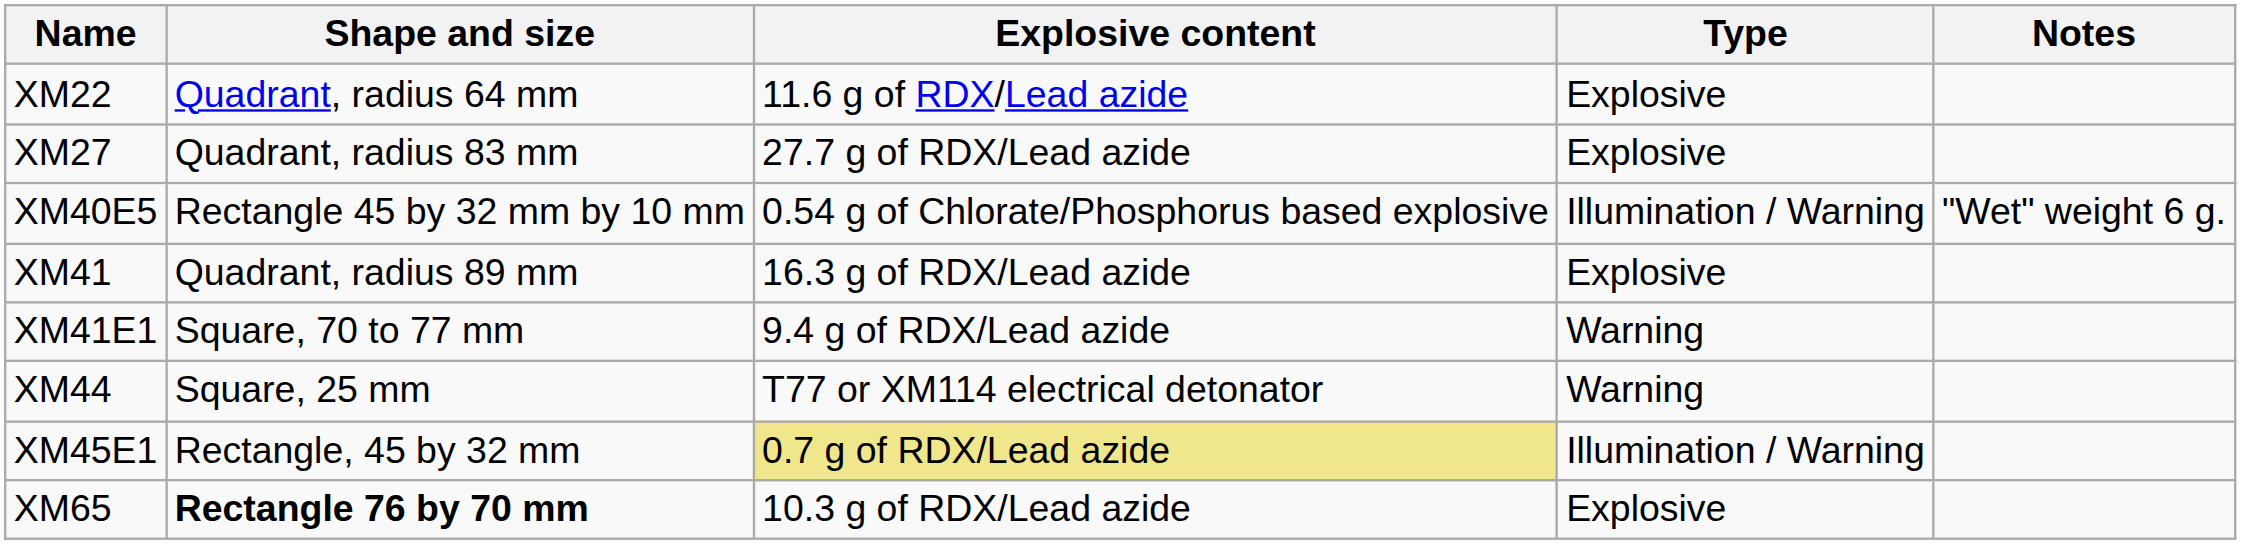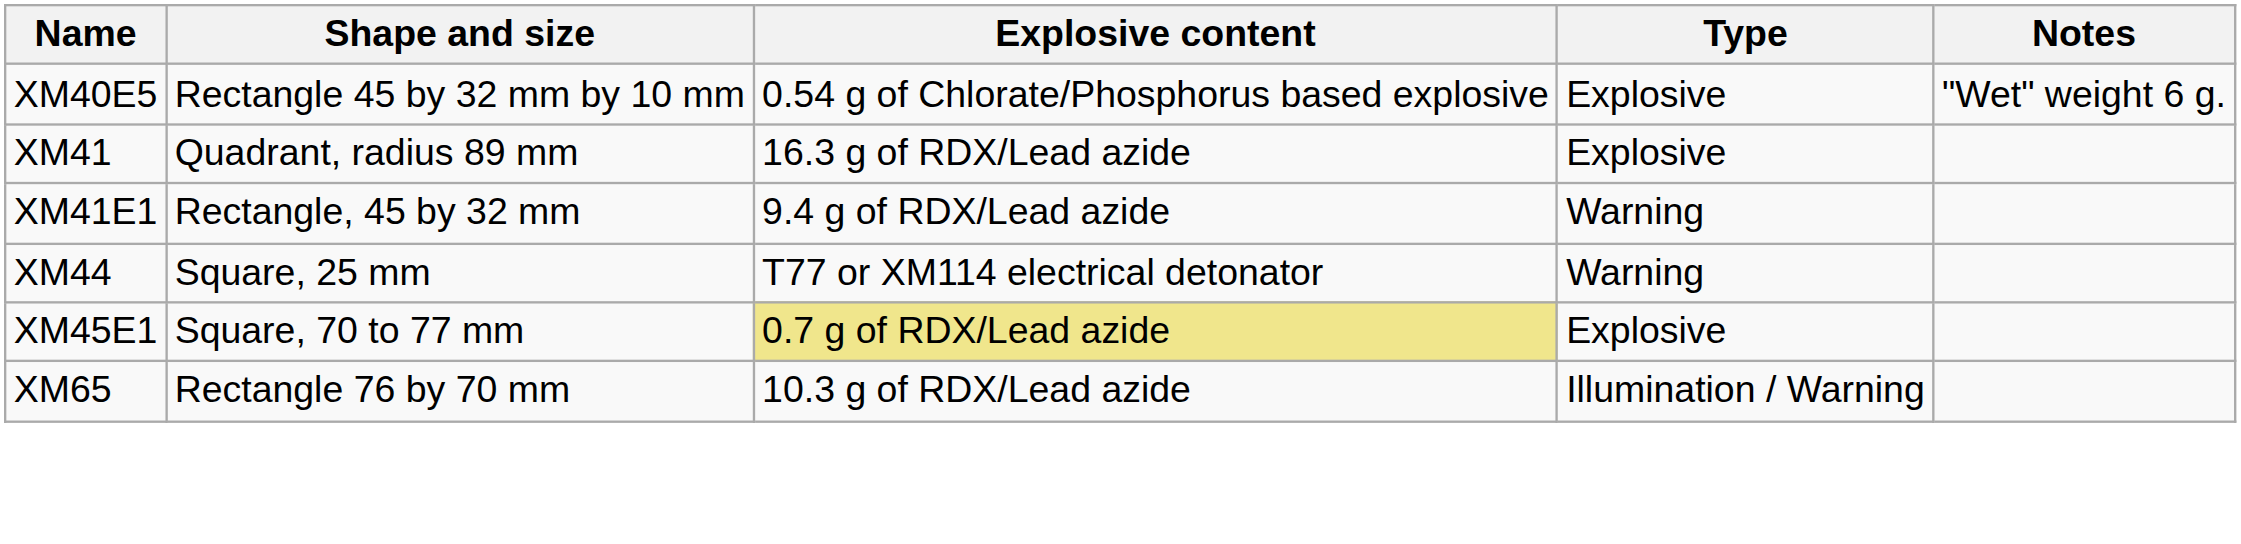- row: (63, 93)
- row: (63, 152)
(1745, 212) Illumination / Warning -> (1646, 93) Explosive
(349, 331) Square, 70 to 77 mm -> (378, 212) Rectangle, 45 by 32 mm
(378, 449) Rectangle, 45 by 32 mm -> (349, 331) Square, 70 to 77 mm
(1745, 449) Illumination / Warning -> (1646, 331) Explosive
(382, 509) bold -> (372, 390) normal
(1646, 509) Explosive -> (1745, 390) Illumination / Warning
